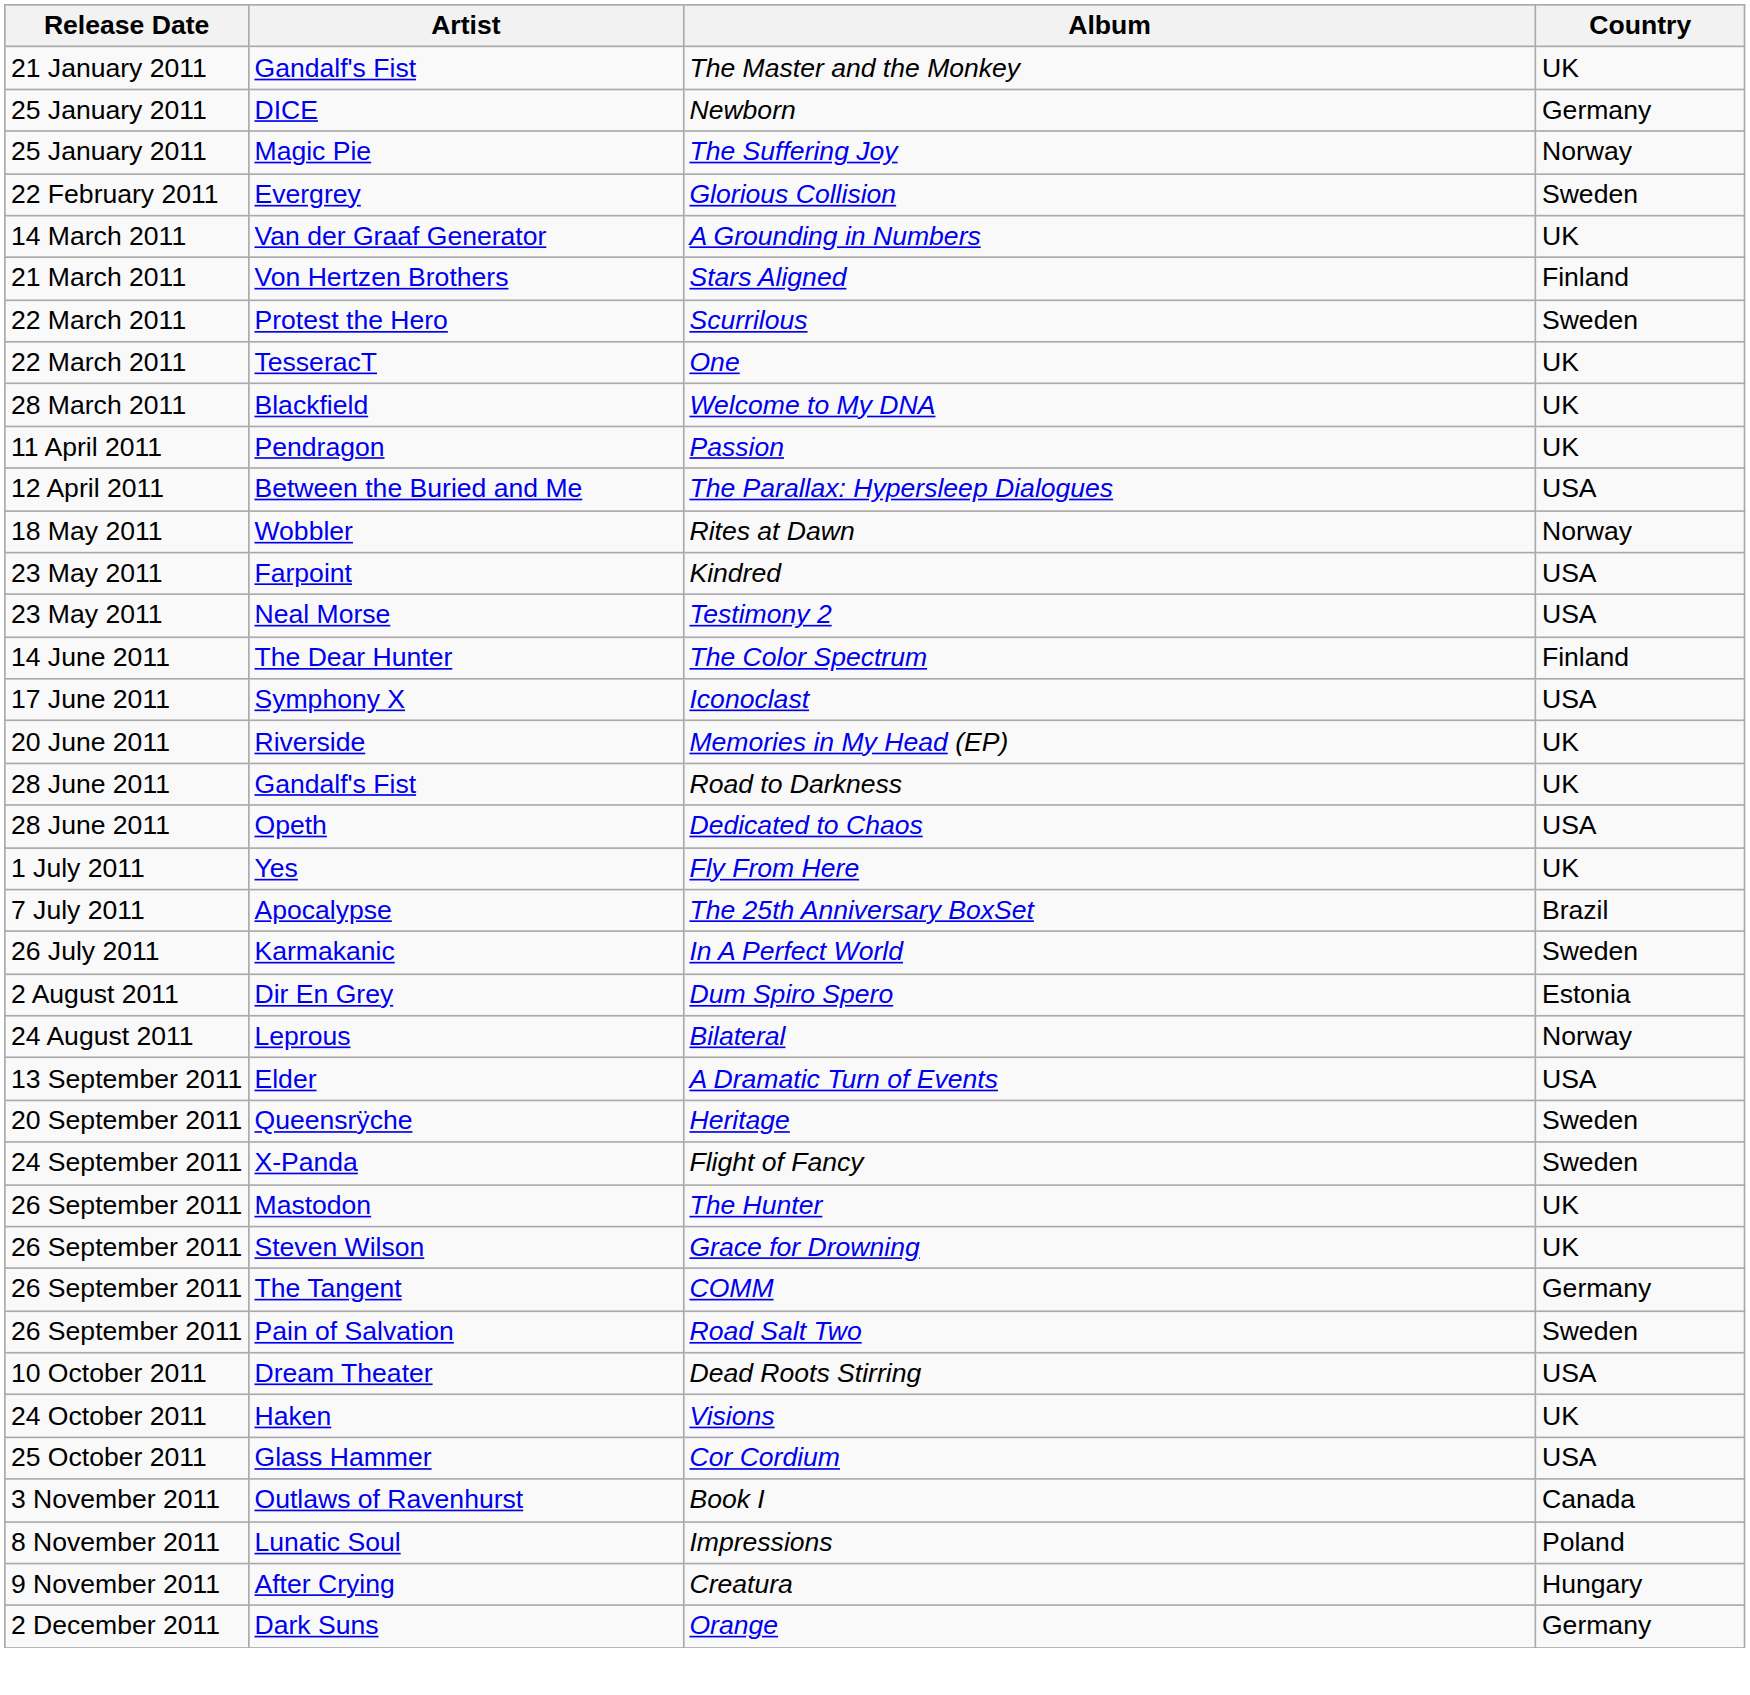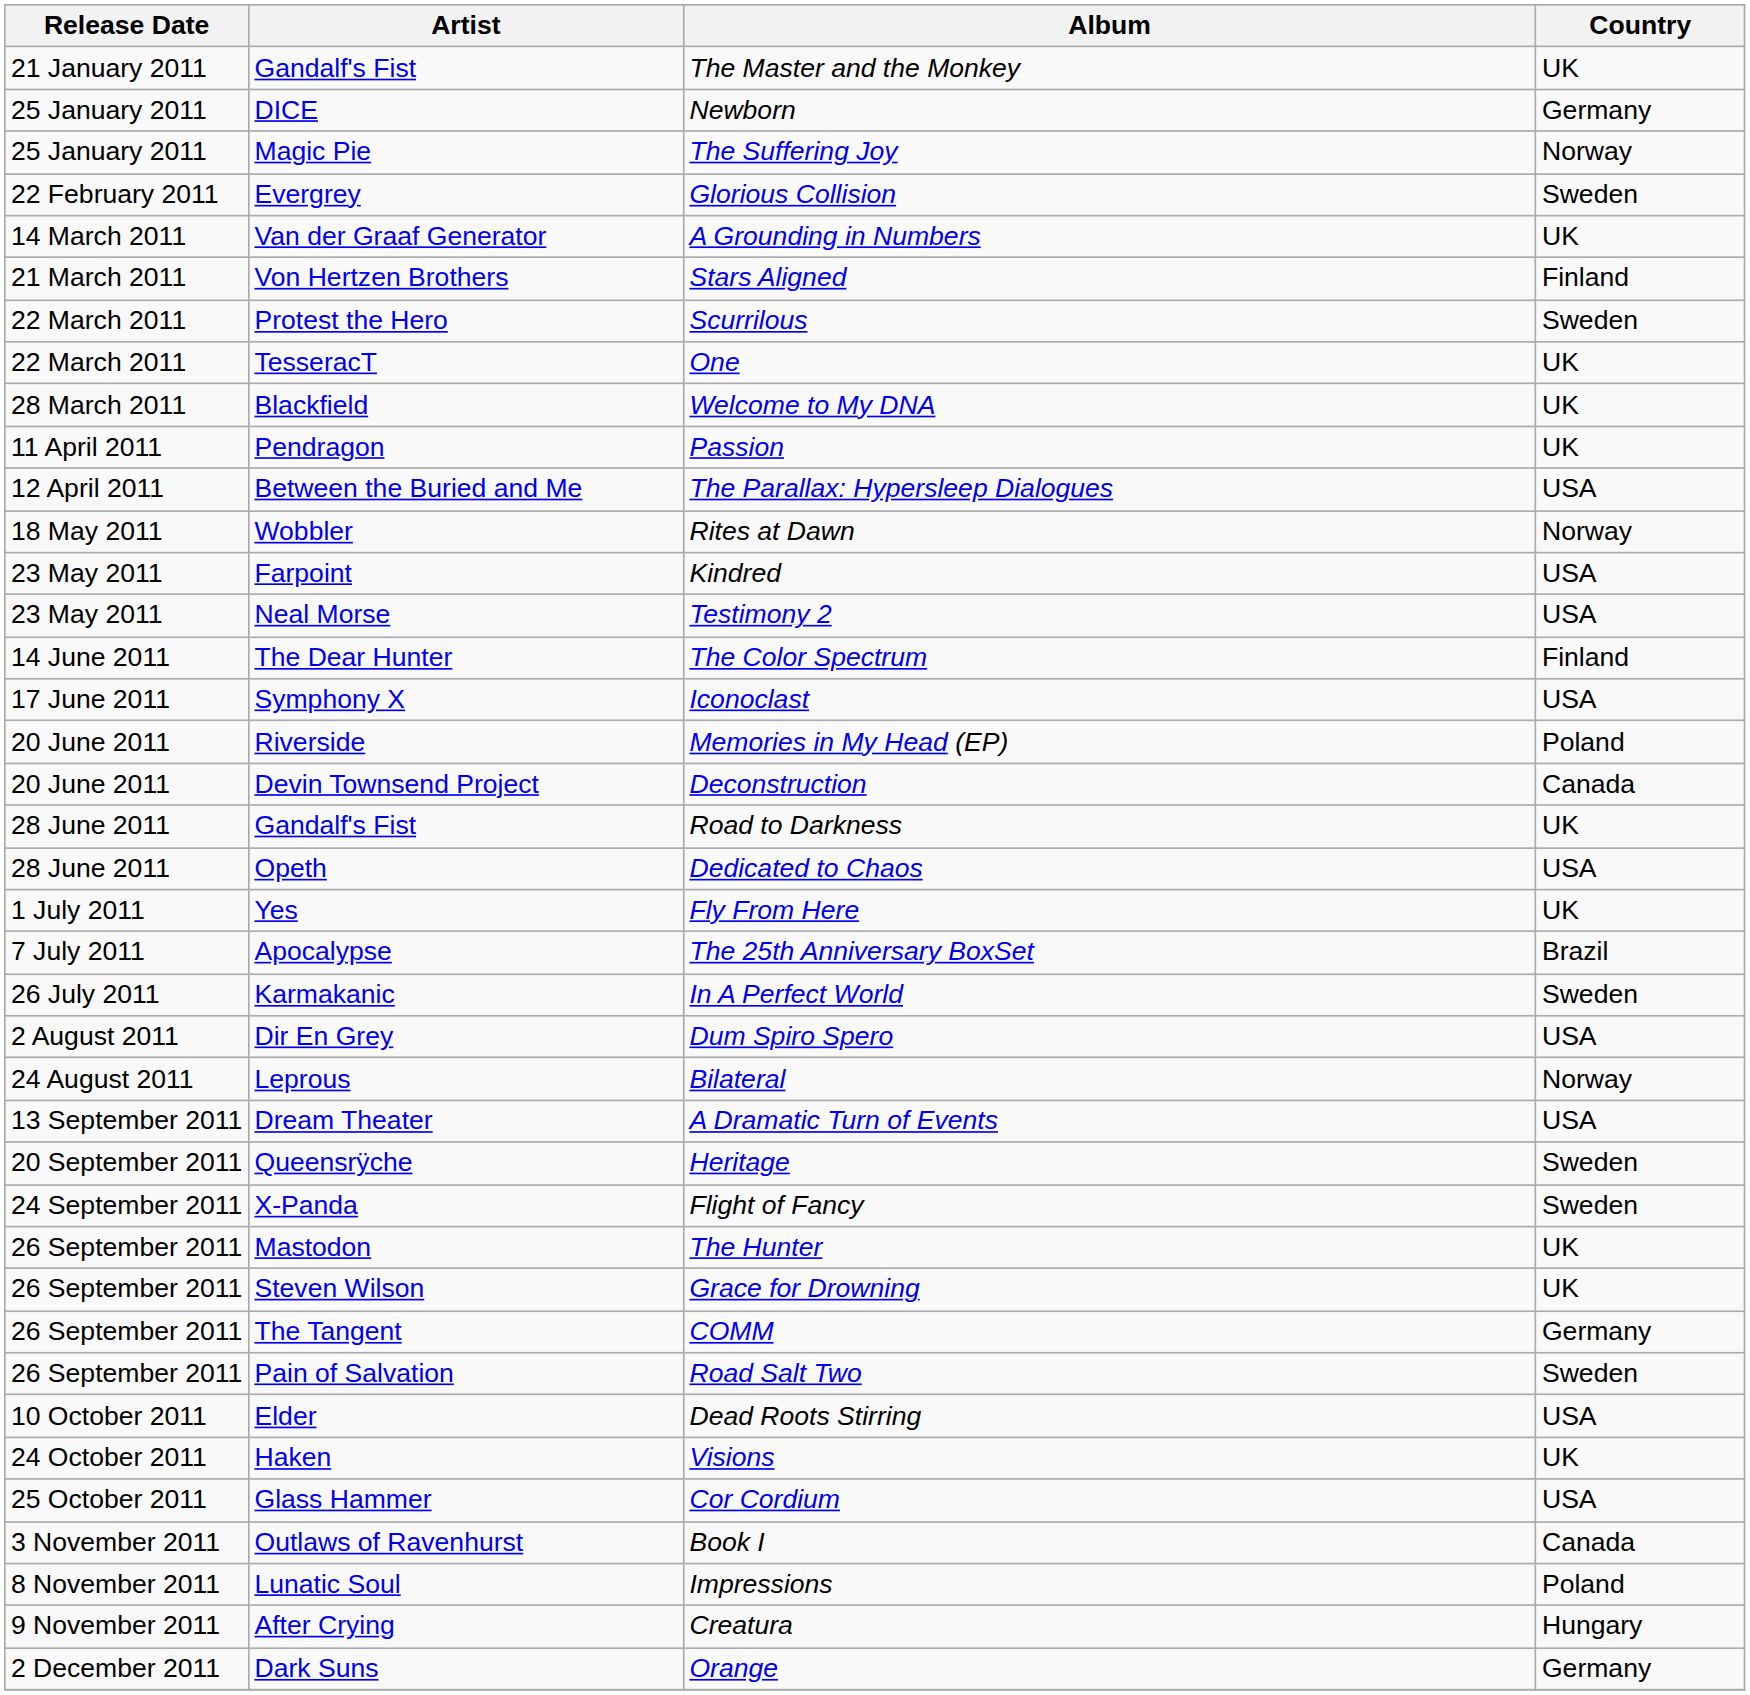(1560, 741) UK -> (1583, 741) Poland
+ row: (778, 783)
(1586, 994) Estonia -> (1569, 1036) USA
(286, 1078) Elder -> (344, 1120) Dream Theater
(344, 1373) Dream Theater -> (286, 1415) Elder
